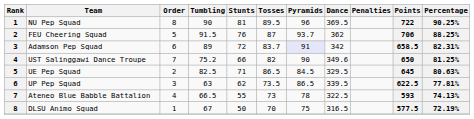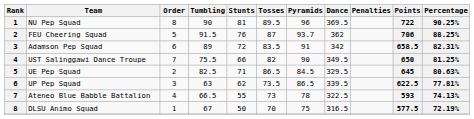(271, 47) 83.7 -> (271, 47) 83.5
(305, 47) lavender background -> (305, 47) no background
(208, 59) 75.2 -> (208, 59) 75.5
(337, 59) 349.6 -> (337, 59) 349.5
